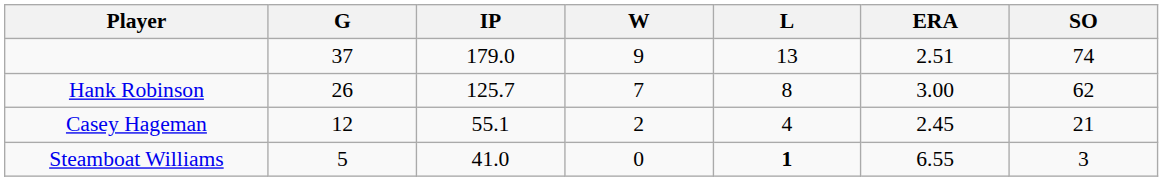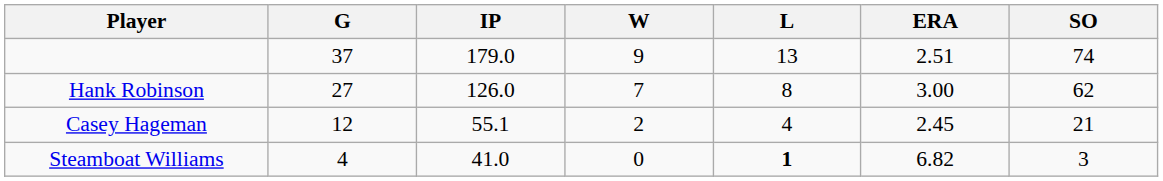(342, 90) 26 -> (342, 90) 27
(491, 90) 125.7 -> (491, 90) 126.0
(342, 158) 5 -> (342, 158) 4
(935, 158) 6.55 -> (935, 158) 6.82
